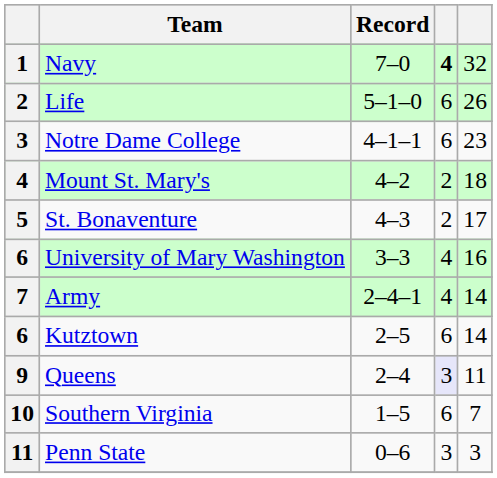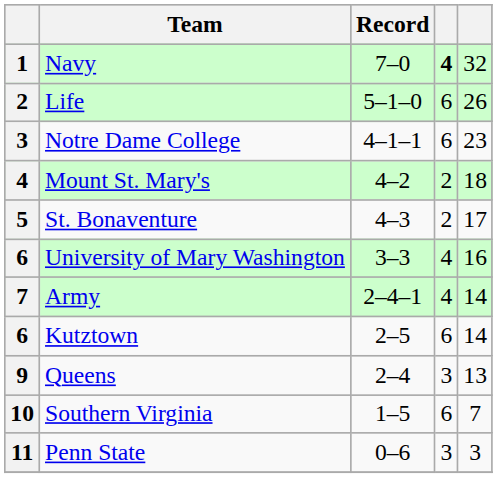(446, 374) lavender background -> (446, 374) no background
(475, 374) 11 -> (475, 374) 13
